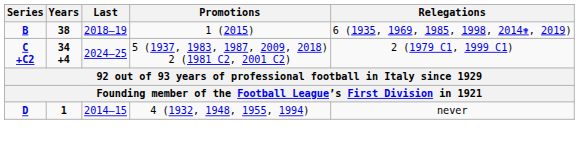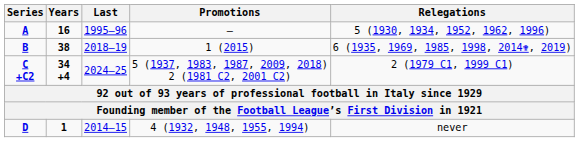+ row: (25, 30)
